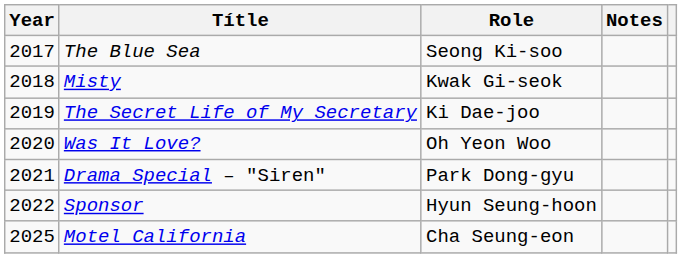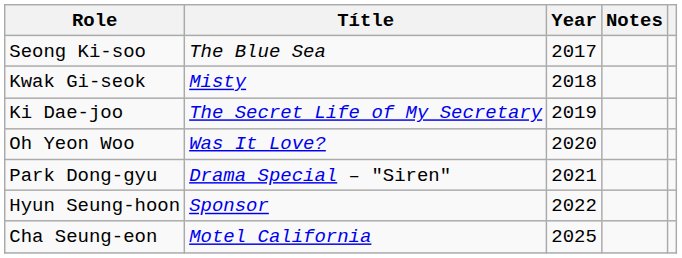columns swapped: (32, 20) <-> (511, 20)
